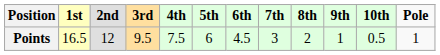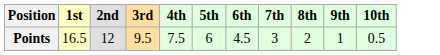- column: (416, 15)
